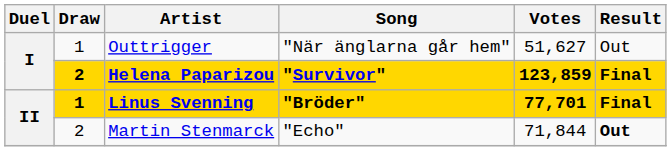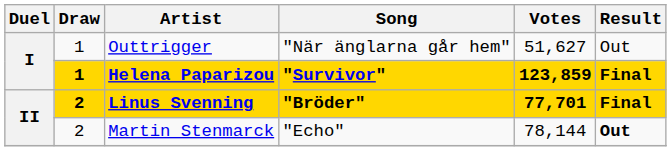(79, 75) 2 -> (79, 75) 1
(79, 103) 1 -> (79, 103) 2
(555, 131) 71,844 -> (555, 131) 78,144
